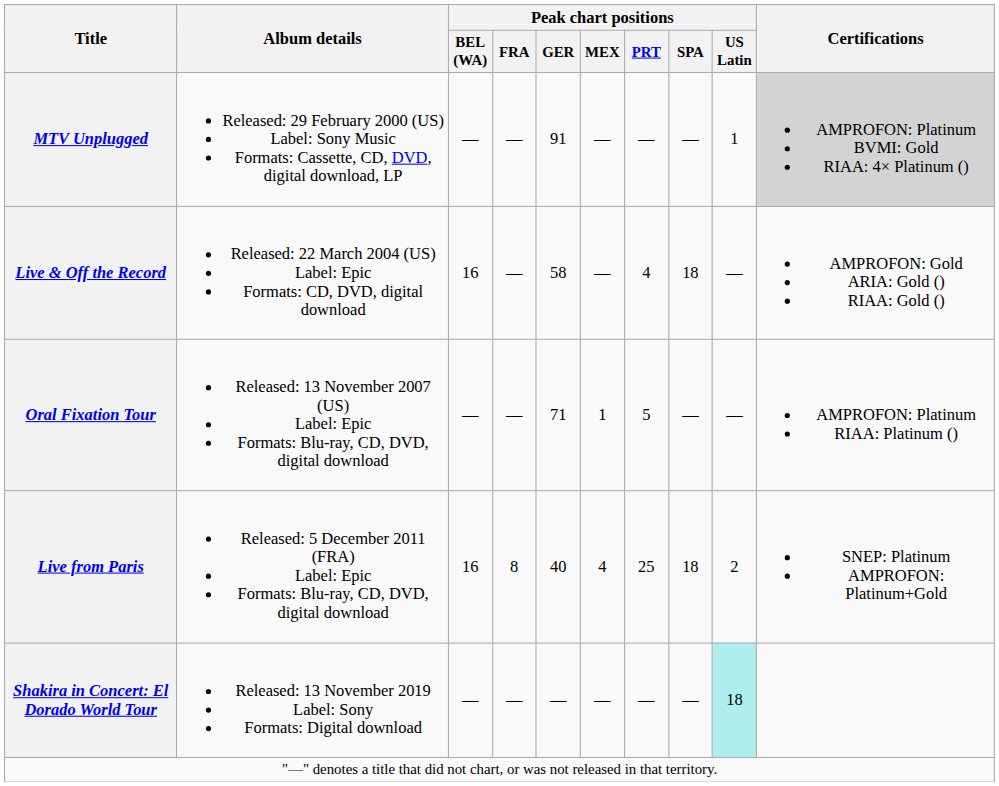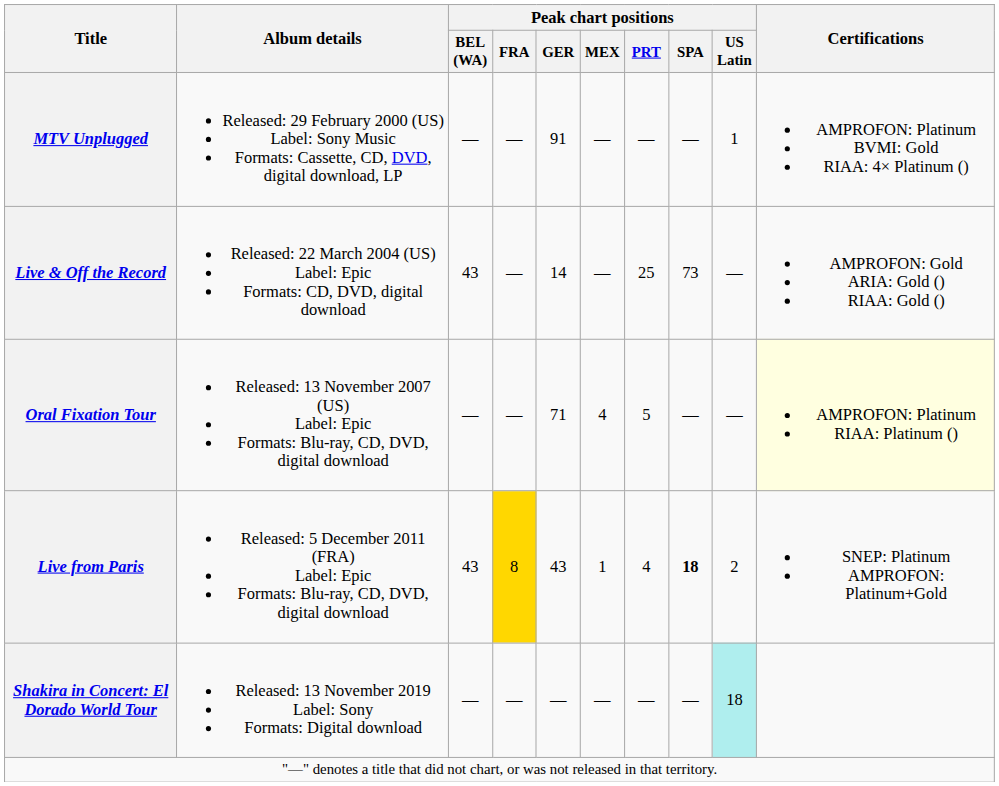(876, 149) lightgrey background -> (876, 149) no background
(470, 272) 16 -> (470, 272) 43
(558, 272) 58 -> (558, 272) 14
(646, 272) 4 -> (646, 272) 25
(690, 272) 18 -> (690, 272) 73
(602, 415) 1 -> (602, 415) 4
(876, 424) no background -> (876, 424) lightyellow background
(470, 566) 16 -> (470, 566) 43
(514, 566) no background -> (514, 566) gold background
(558, 566) 40 -> (558, 566) 43
(602, 566) 4 -> (602, 566) 1
(646, 566) 25 -> (646, 566) 4
(690, 566) normal -> (690, 566) bold
